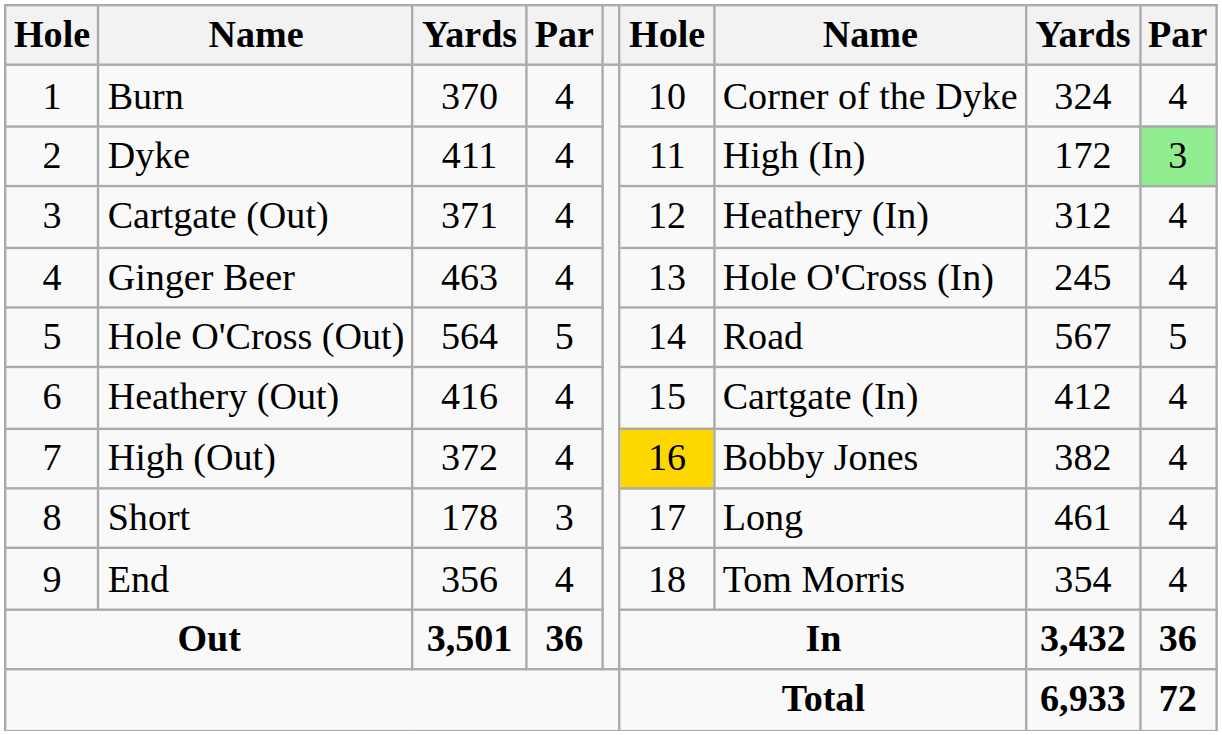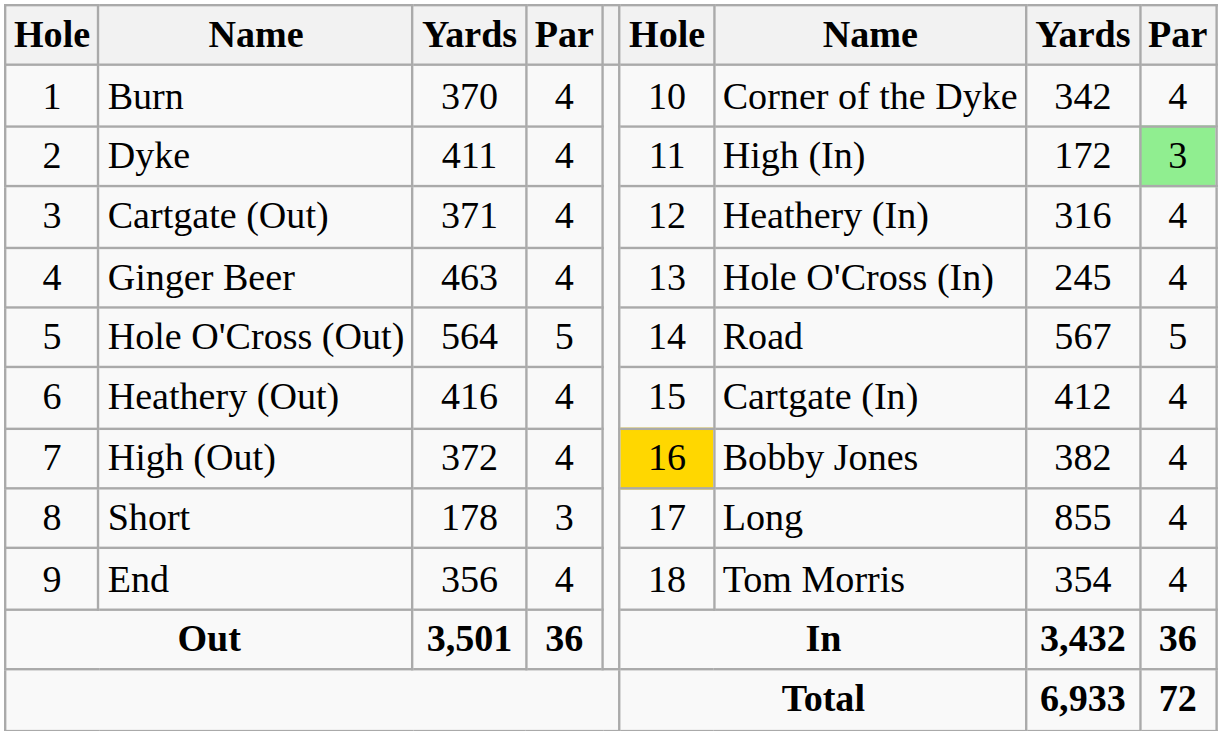(1083, 95) 324 -> (1083, 95) 342
(1083, 215) 312 -> (1083, 215) 316
(1083, 517) 461 -> (1083, 517) 855
